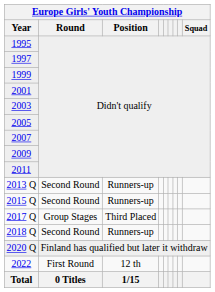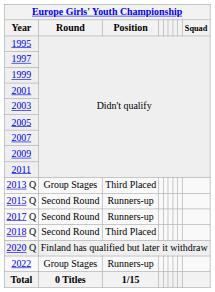(70, 185) Second Round -> (70, 185) Group Stages
(131, 185) Runners-up -> (131, 185) Third Placed
(70, 216) Group Stages -> (70, 216) Second Round
(131, 216) Third Placed -> (131, 216) Runners-up
(131, 232) Runners-up -> (131, 232) Third Placed
(70, 264) First Round -> (70, 264) Group Stages
(131, 264) 12 th -> (131, 264) Runners-up
